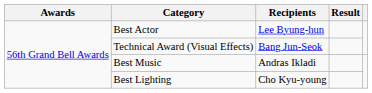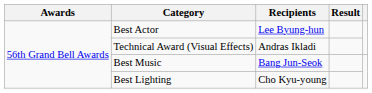(290, 46) Bang Jun-Seok -> (287, 46) Andras Ikladi
(287, 63) Andras Ikladi -> (290, 63) Bang Jun-Seok
